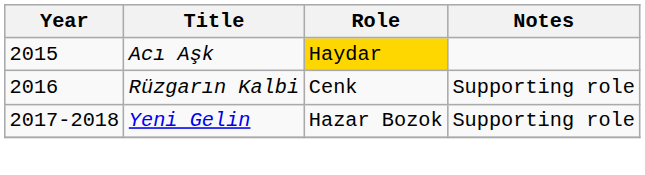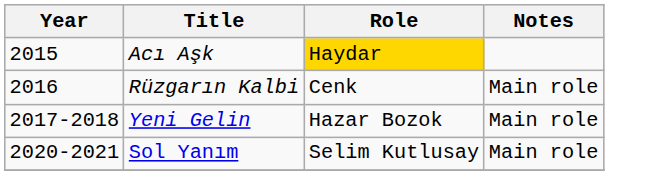(544, 87) Supporting role -> (544, 87) Main role
(544, 120) Supporting role -> (544, 120) Main role
+ row: (184, 154)
